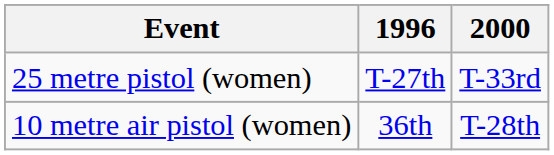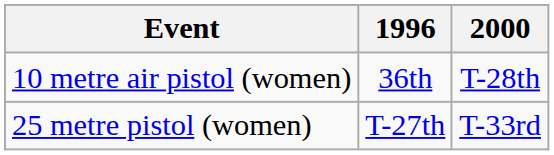rows swapped: (162, 76) <-> (182, 125)
